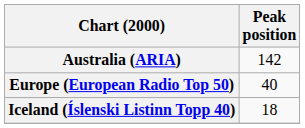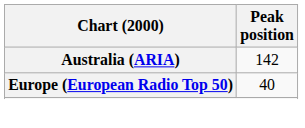- row: (122, 110)
